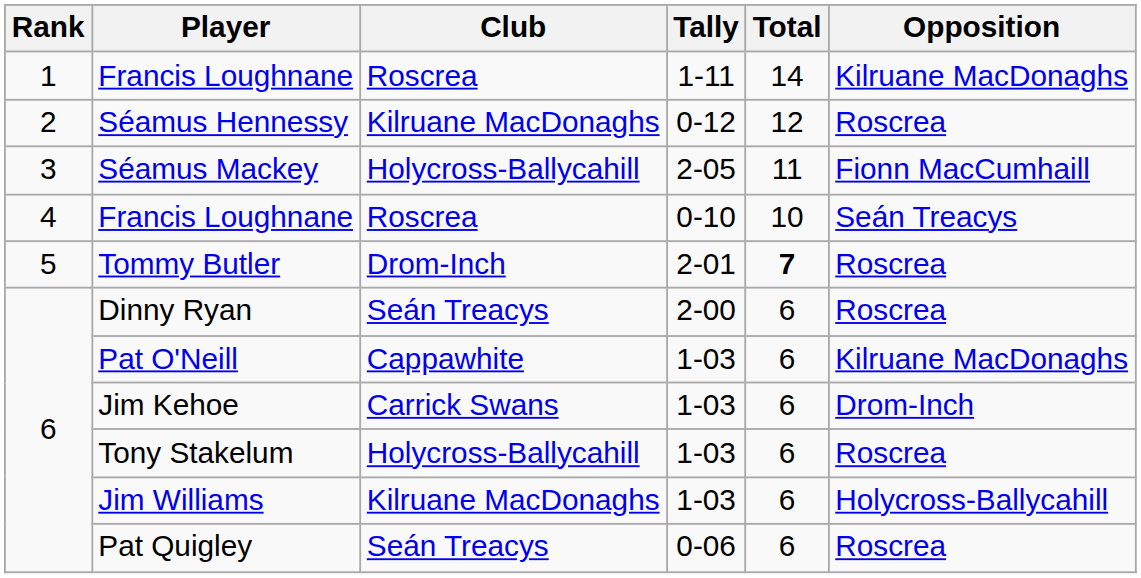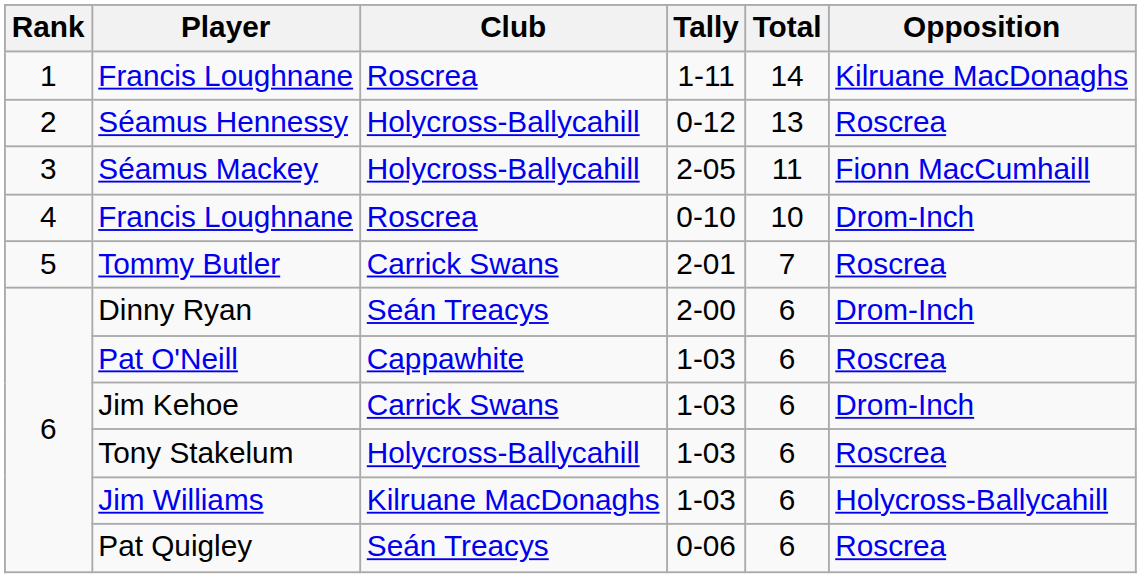(513, 122) Kilruane MacDonaghs -> (503, 122) Holycross-Ballycahill
(787, 122) 12 -> (787, 122) 13
(926, 216) Seán Treacys -> (905, 216) Drom-Inch
(436, 264) Drom-Inch -> (463, 264) Carrick Swans
(787, 264) bold -> (787, 264) normal
(891, 311) Roscrea -> (905, 311) Drom-Inch
(982, 358) Kilruane MacDonaghs -> (891, 358) Roscrea
